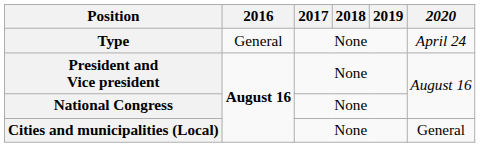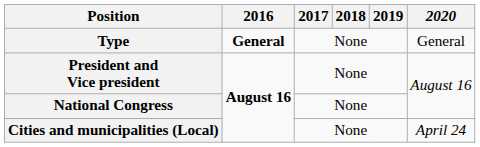(258, 40) normal -> (258, 40) bold
(441, 40) April 24 -> (441, 40) General
(441, 130) General -> (441, 130) April 24
